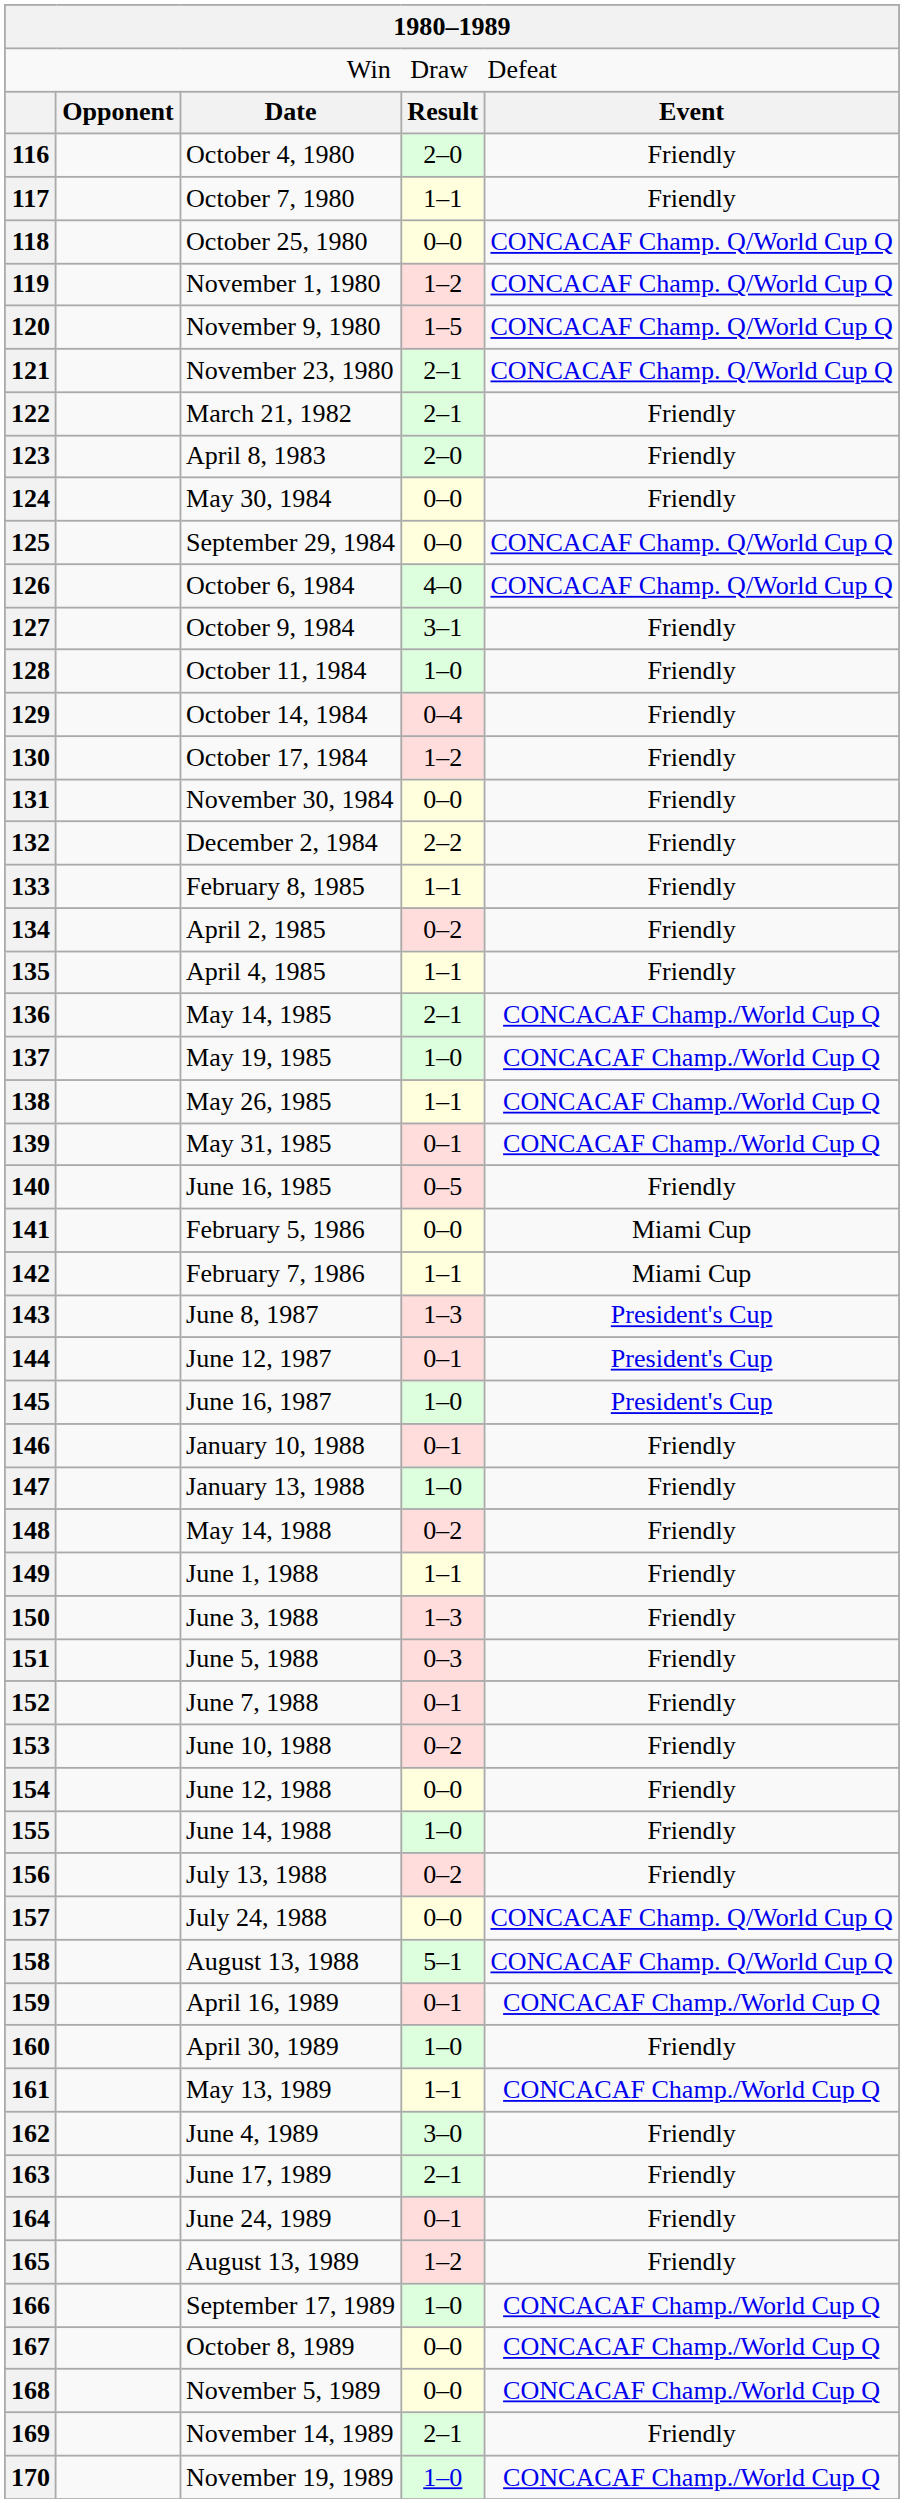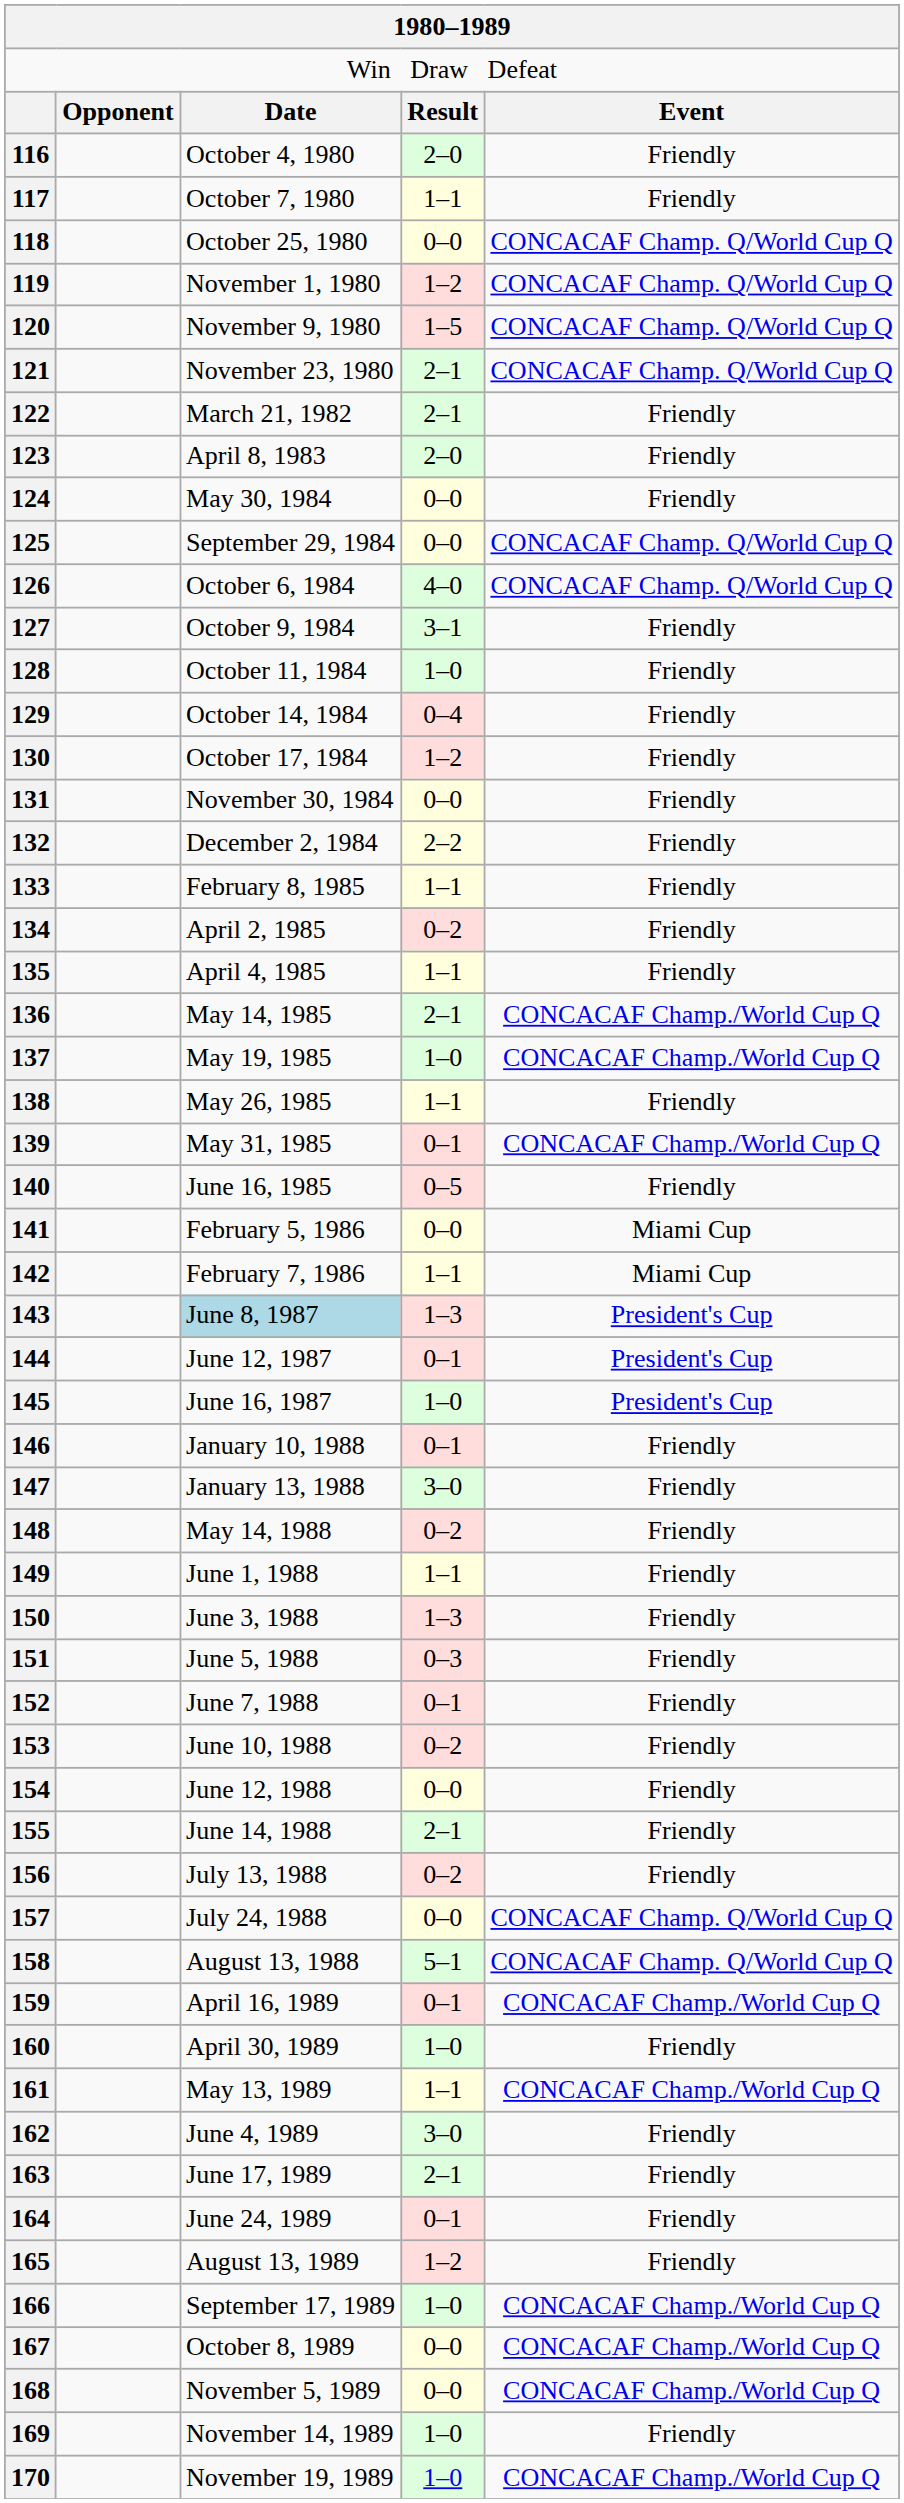(692, 1101) CONCACAF Champ./World Cup Q -> (692, 1101) Friendly
(252, 1316) no background -> (252, 1316) lightblue background
(443, 1487) 1–0 -> (443, 1487) 3–0
(443, 1831) 1–0 -> (443, 1831) 2–1
(443, 2433) 2–1 -> (443, 2433) 1–0
